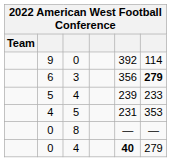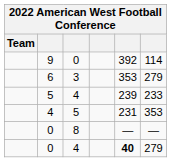(128, 78) 356 -> (128, 78) 353
(153, 78) bold -> (153, 78) normal
